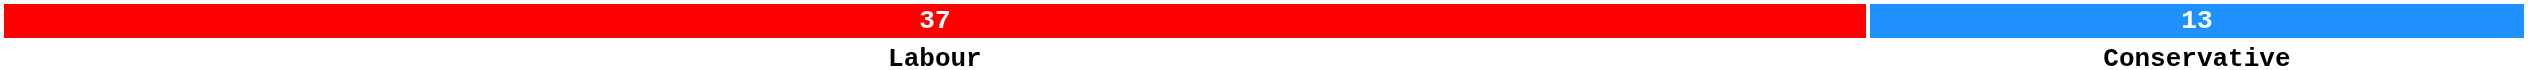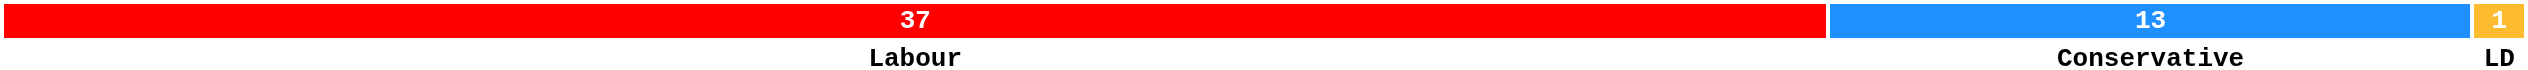+ column: (2499, 21)
